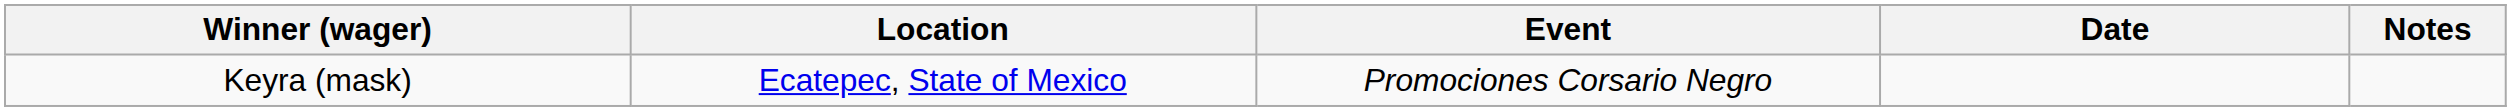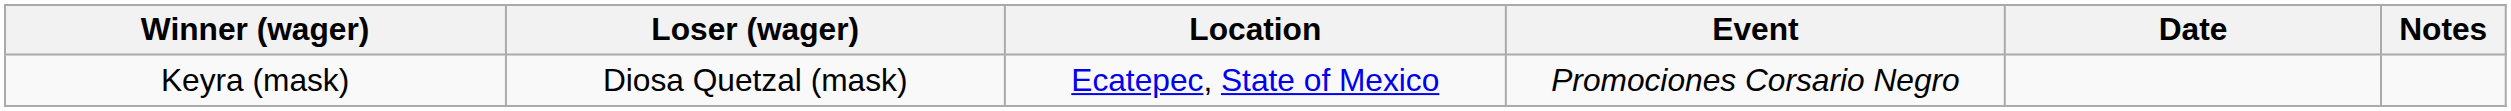+ column: (755, 29)
